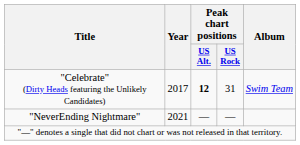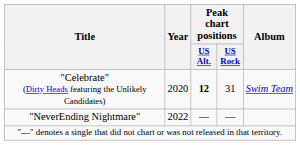(178, 89) 2017 -> (178, 89) 2020
(178, 117) 2021 -> (178, 117) 2022
